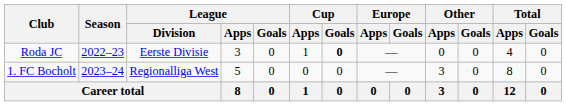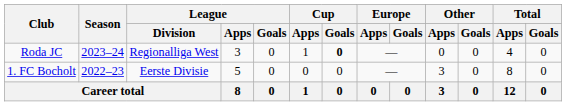(103, 52) 2022–23 -> (103, 52) 2023–24
(174, 52) Eerste Divisie -> (174, 52) Regionalliga West
(103, 71) 2023–24 -> (103, 71) 2022–23
(174, 71) Regionalliga West -> (174, 71) Eerste Divisie
